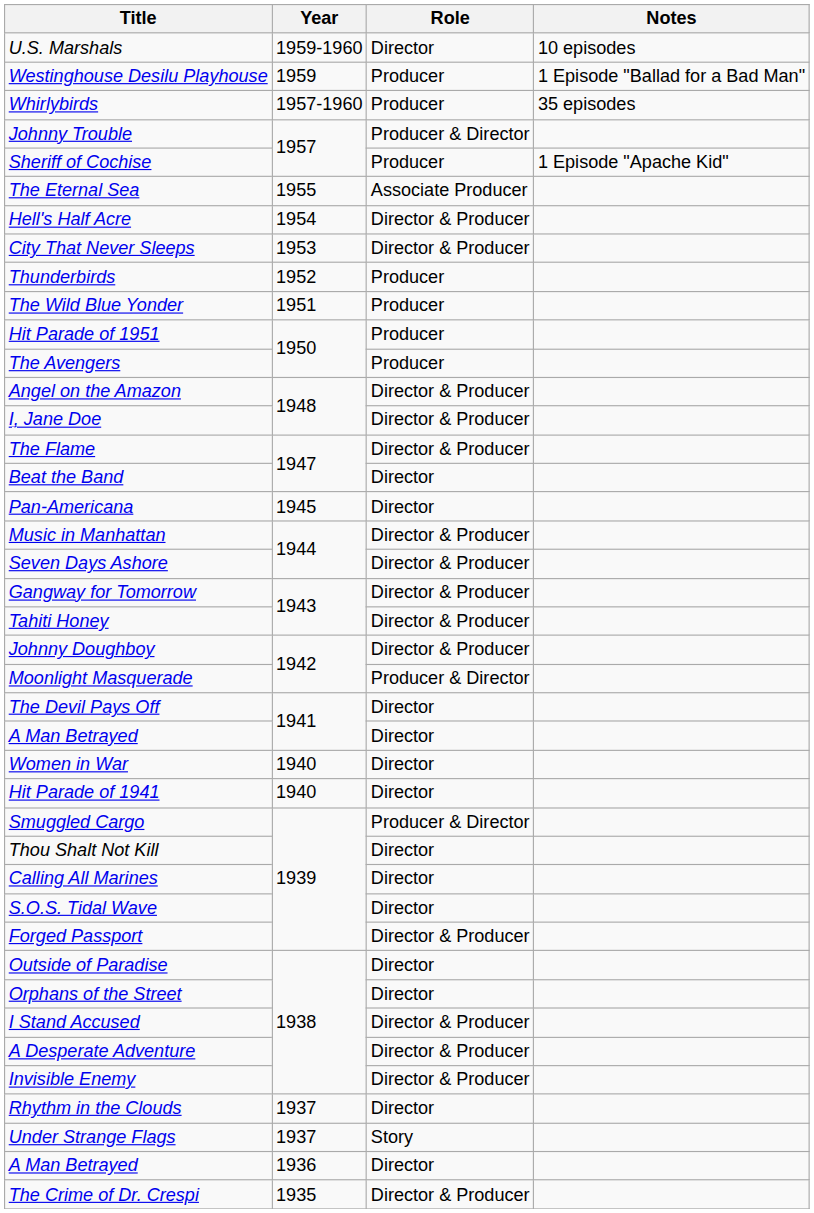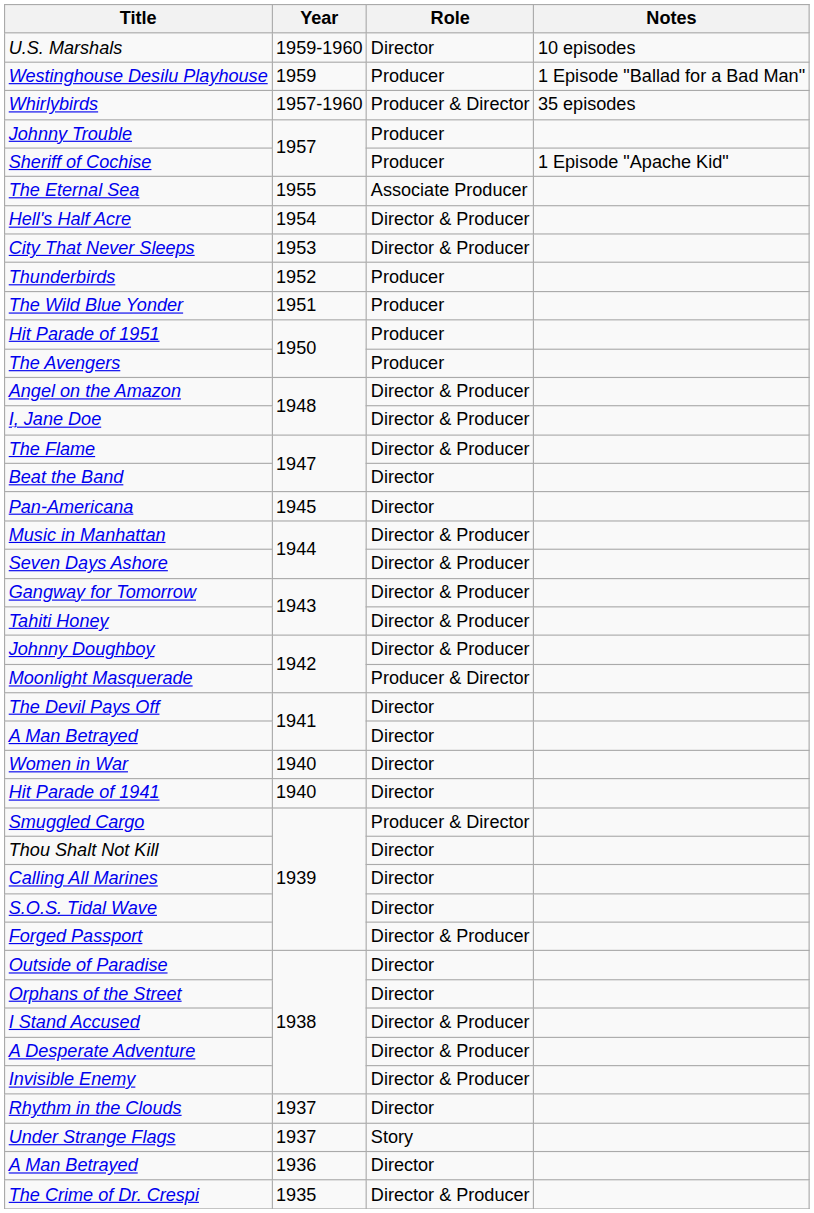(408, 104) Producer -> (450, 104) Producer & Director
(450, 133) Producer & Director -> (408, 133) Producer
